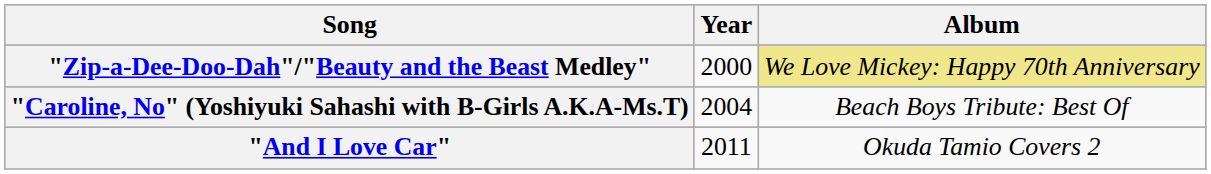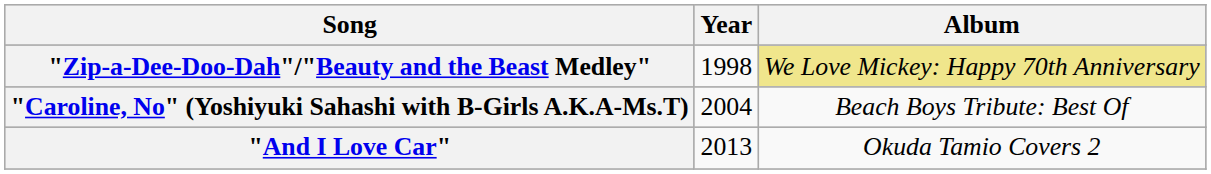(726, 65) 2000 -> (726, 65) 1998
(726, 147) 2011 -> (726, 147) 2013
